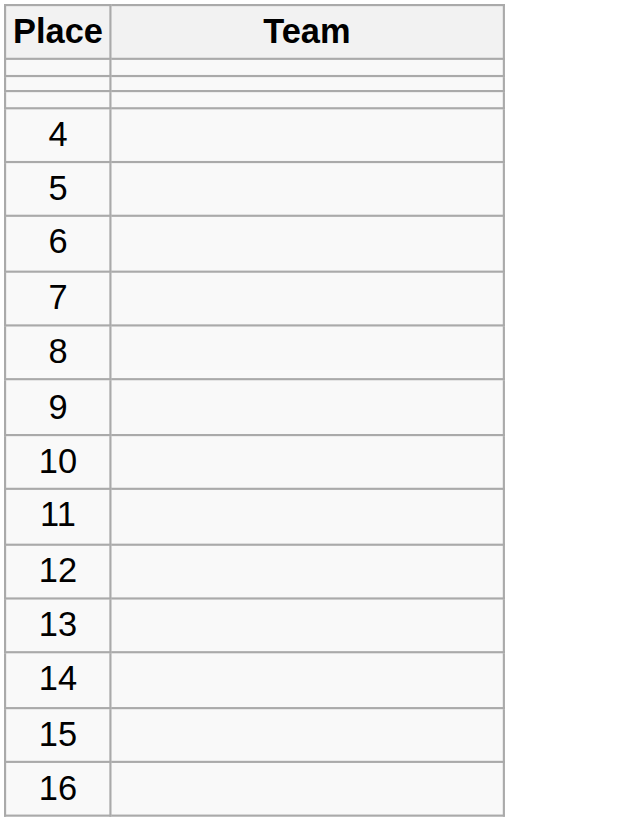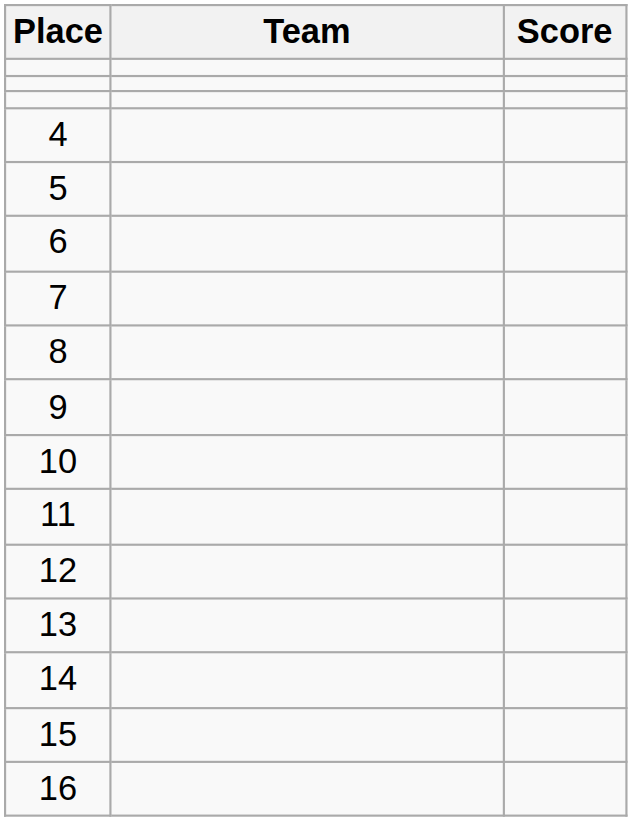+ column: (565, 31)
